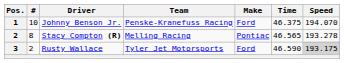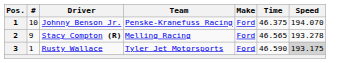(31, 36) 8 -> (31, 36) 9
(253, 36) Pontiac -> (246, 36) Ford
(31, 49) 2 -> (31, 49) 1
